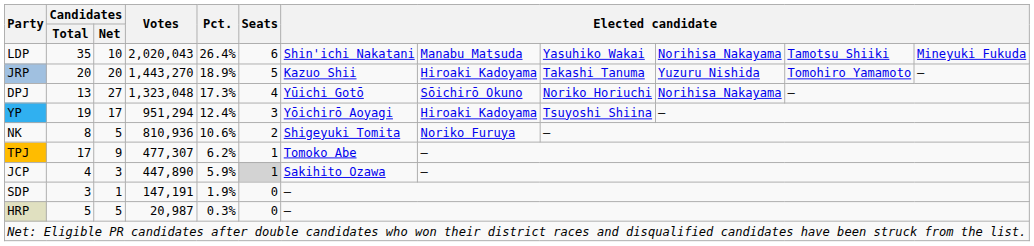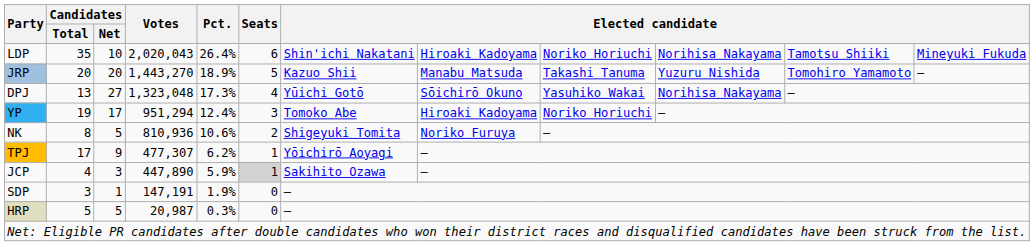(472, 54) Manabu Matsuda -> (479, 54) Hiroaki Kadoyama
(594, 54) Yasuhiko Wakai -> (597, 54) Noriko Horiuchi
(479, 73) Hiroaki Kadoyama -> (472, 73) Manabu Matsuda
(597, 93) Noriko Horiuchi -> (594, 93) Yasuhiko Wakai
(338, 113) Yōichirō Aoyagi -> (320, 113) Tomoko Abe
(597, 113) Tsuyoshi Shiina -> (597, 113) Noriko Horiuchi
(320, 152) Tomoko Abe -> (338, 152) Yōichirō Aoyagi
